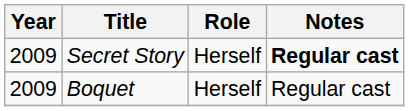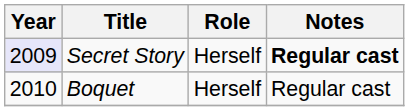(33, 55) no background -> (33, 55) lavender background
(33, 89) 2009 -> (33, 89) 2010
